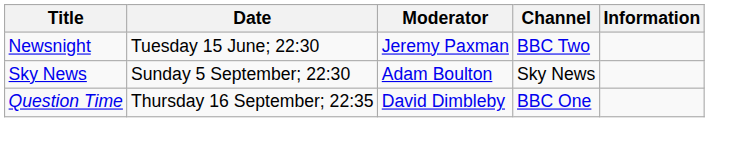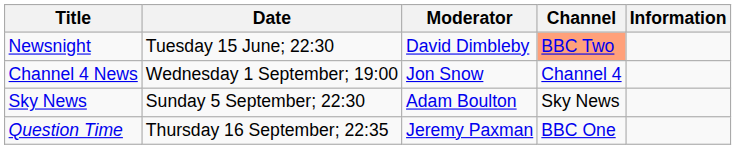(445, 46) Jeremy Paxman -> (468, 46) David Dimbleby
(554, 46) no background -> (578, 46) lightsalmon background
+ row: (73, 74)
(443, 102) David Dimbleby -> (470, 130) Jeremy Paxman
